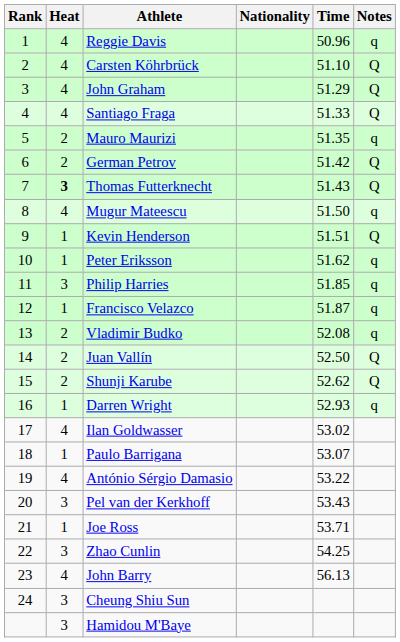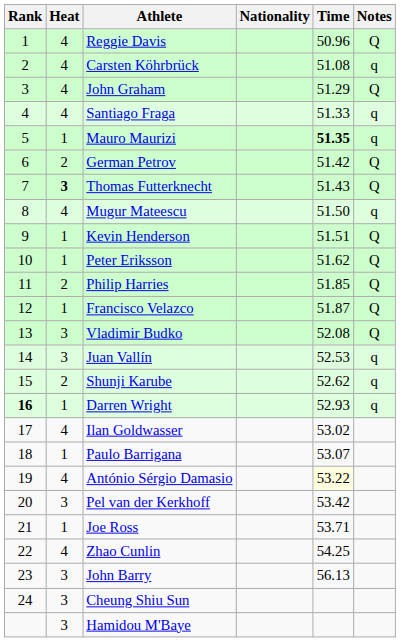(374, 41) q -> (374, 41) Q
(333, 65) 51.10 -> (333, 65) 51.08
(374, 65) Q -> (374, 65) q
(374, 114) Q -> (374, 114) q
(64, 138) 2 -> (64, 138) 1
(333, 138) normal -> (333, 138) bold
(374, 259) q -> (374, 259) Q
(64, 284) 3 -> (64, 284) 2
(374, 284) q -> (374, 284) Q
(374, 308) q -> (374, 308) Q
(64, 332) 2 -> (64, 332) 3
(374, 332) q -> (374, 332) Q
(64, 357) 2 -> (64, 357) 3
(333, 357) 52.50 -> (333, 357) 52.53
(374, 357) Q -> (374, 357) q
(374, 381) Q -> (374, 381) q
(25, 405) normal -> (25, 405) bold
(333, 478) no background -> (333, 478) lightyellow background
(333, 503) 53.43 -> (333, 503) 53.42
(64, 551) 3 -> (64, 551) 4
(64, 575) 4 -> (64, 575) 3
